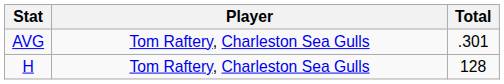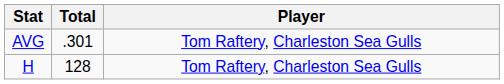columns swapped: (250, 16) <-> (473, 16)
